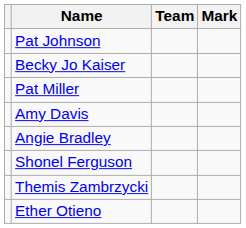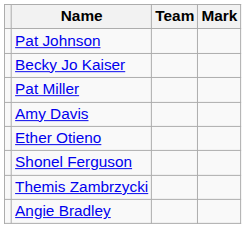rows swapped: (63, 138) <-> (58, 211)
